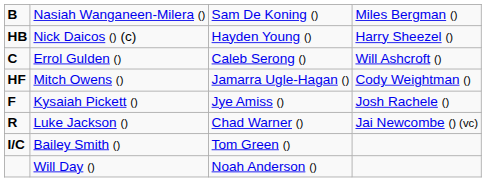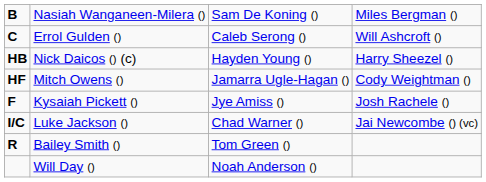rows swapped: (85, 36) <-> (77, 58)
(12, 123) R -> (16, 123) I/C
(16, 144) I/C -> (12, 144) R
